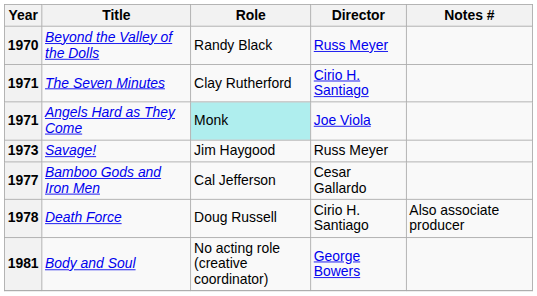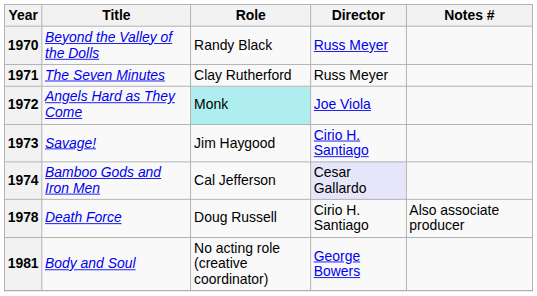(341, 83) Cirio H. Santiago -> (351, 75) Russ Meyer
(23, 120) 1971 -> (23, 105) 1972
(351, 150) Russ Meyer -> (341, 142) Cirio H. Santiago
(23, 180) 1977 -> (23, 180) 1974
(340, 180) no background -> (340, 180) lavender background
